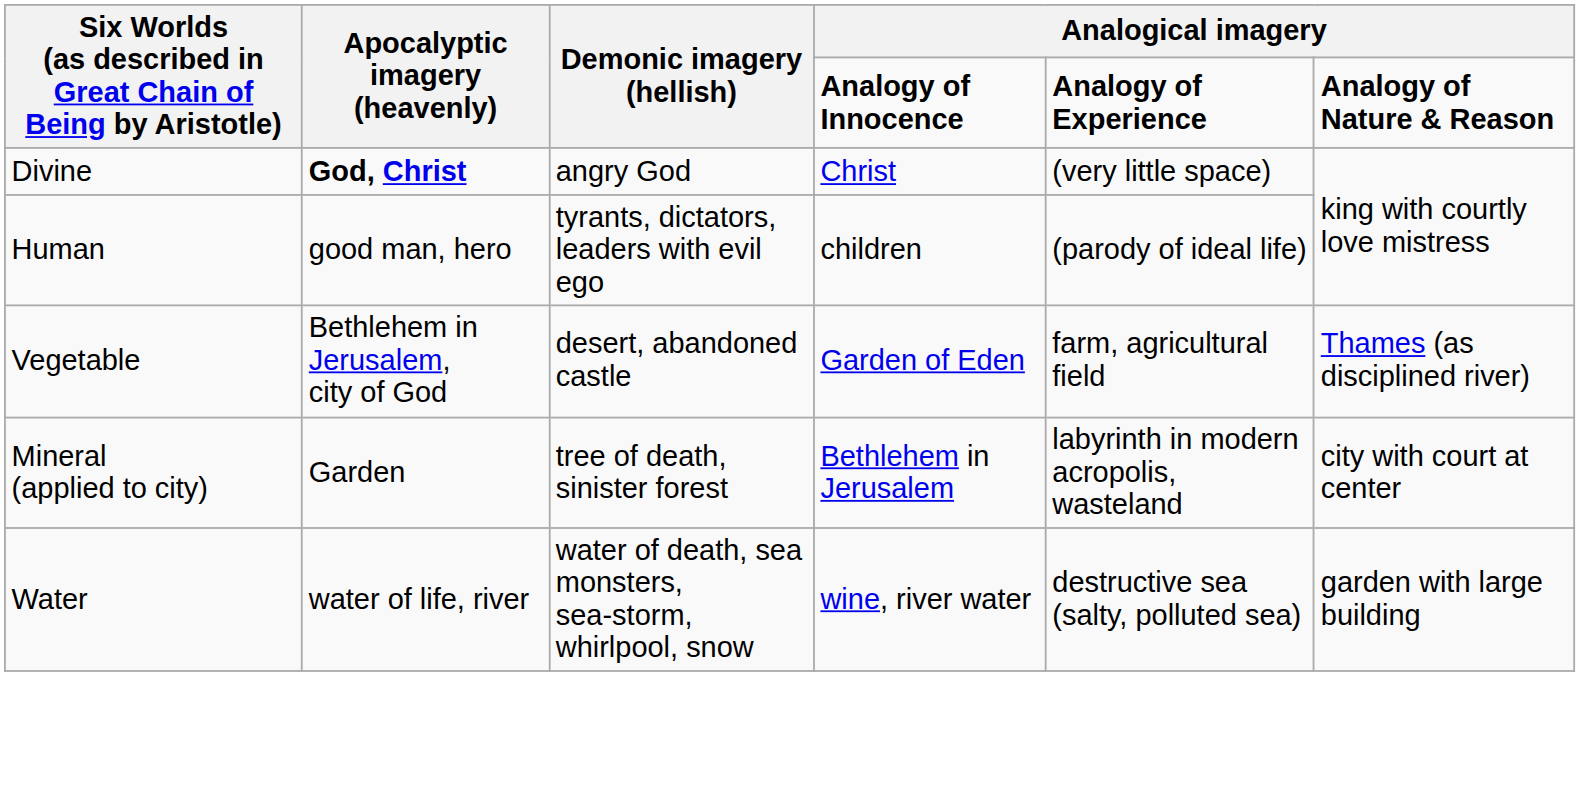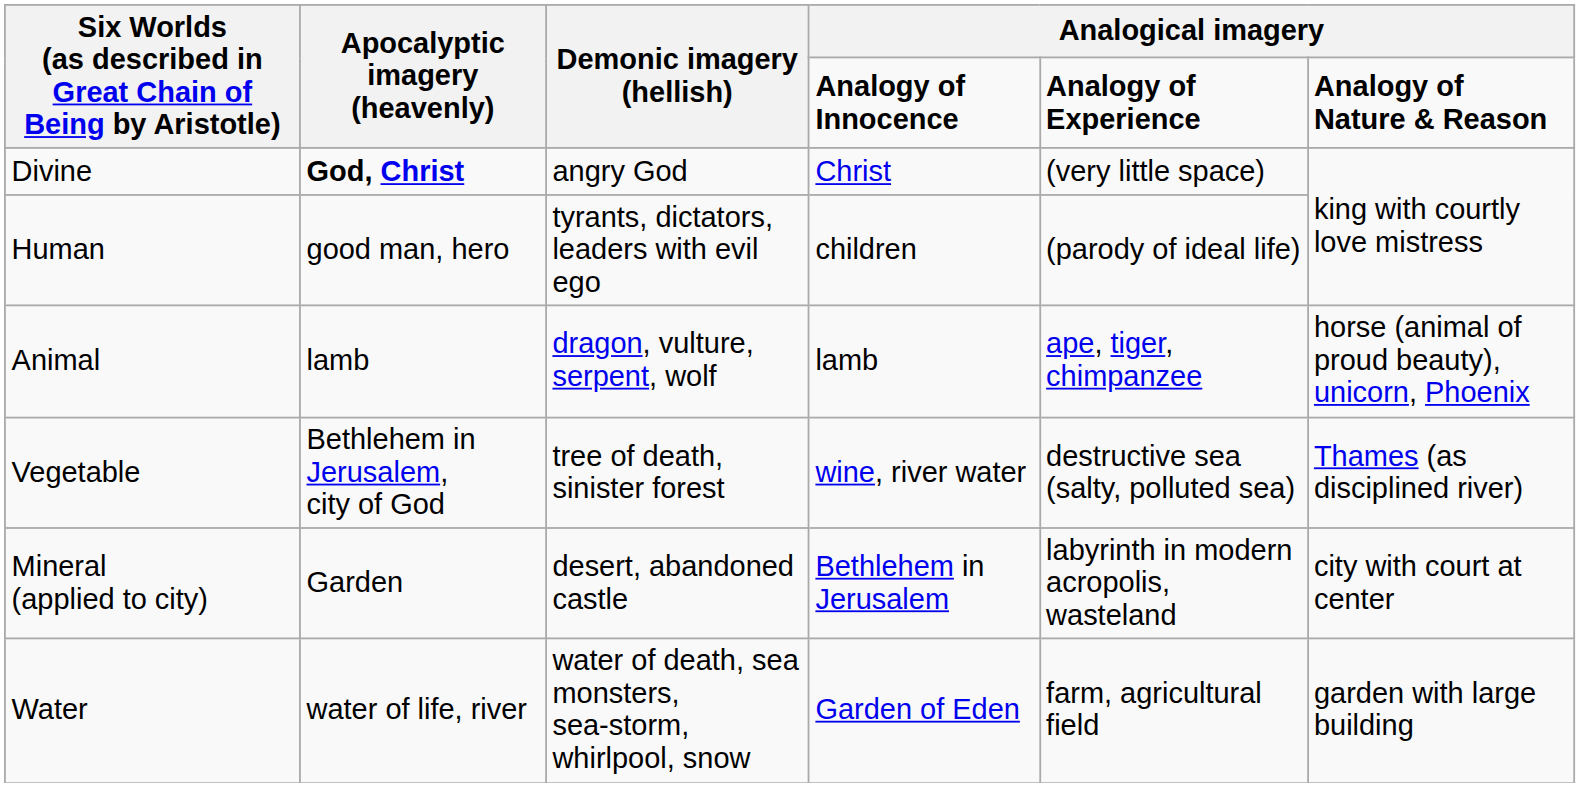+ row: (56, 360)
(677, 360) desert, abandoned castle -> (639, 471) tree of death, sinister forest
(923, 360) Garden of Eden -> (921, 471) wine, river water
(1160, 360) farm, agricultural field -> (1171, 471) destructive sea (salty, polluted sea)
(642, 471) tree of death, sinister forest -> (673, 582) desert, abandoned castle
(926, 599) wine, river water -> (918, 710) Garden of Eden
(1177, 599) destructive sea (salty, polluted sea) -> (1154, 710) farm, agricultural field
